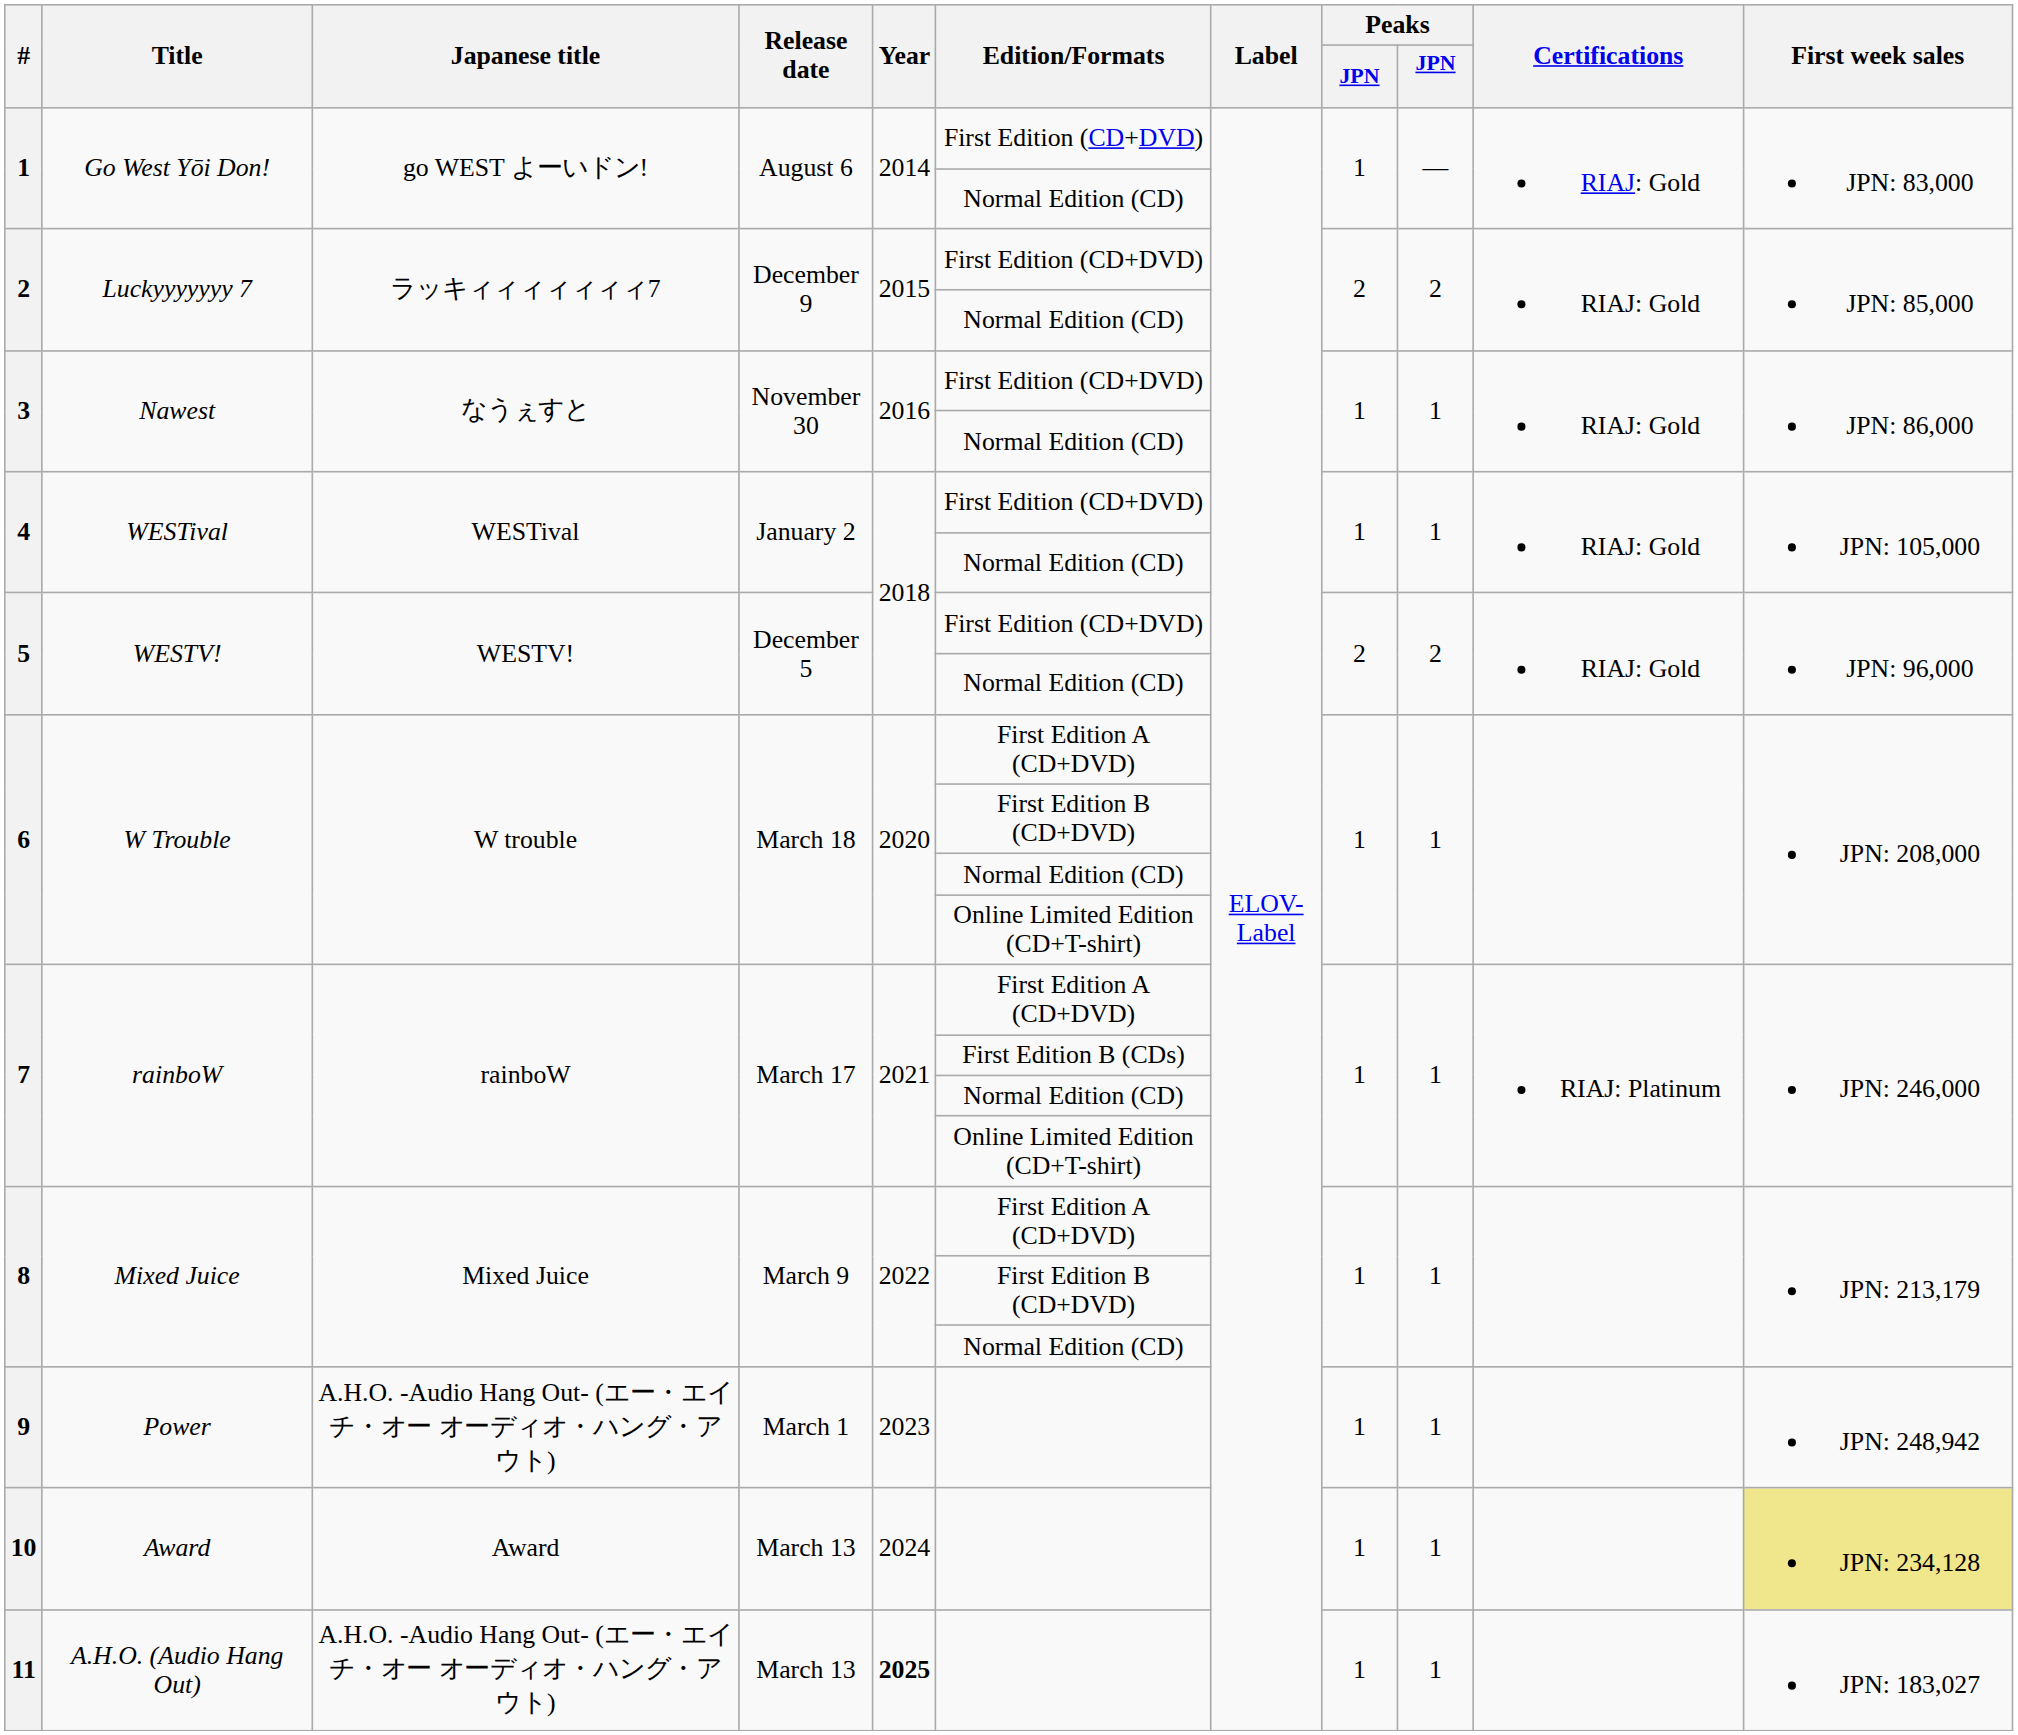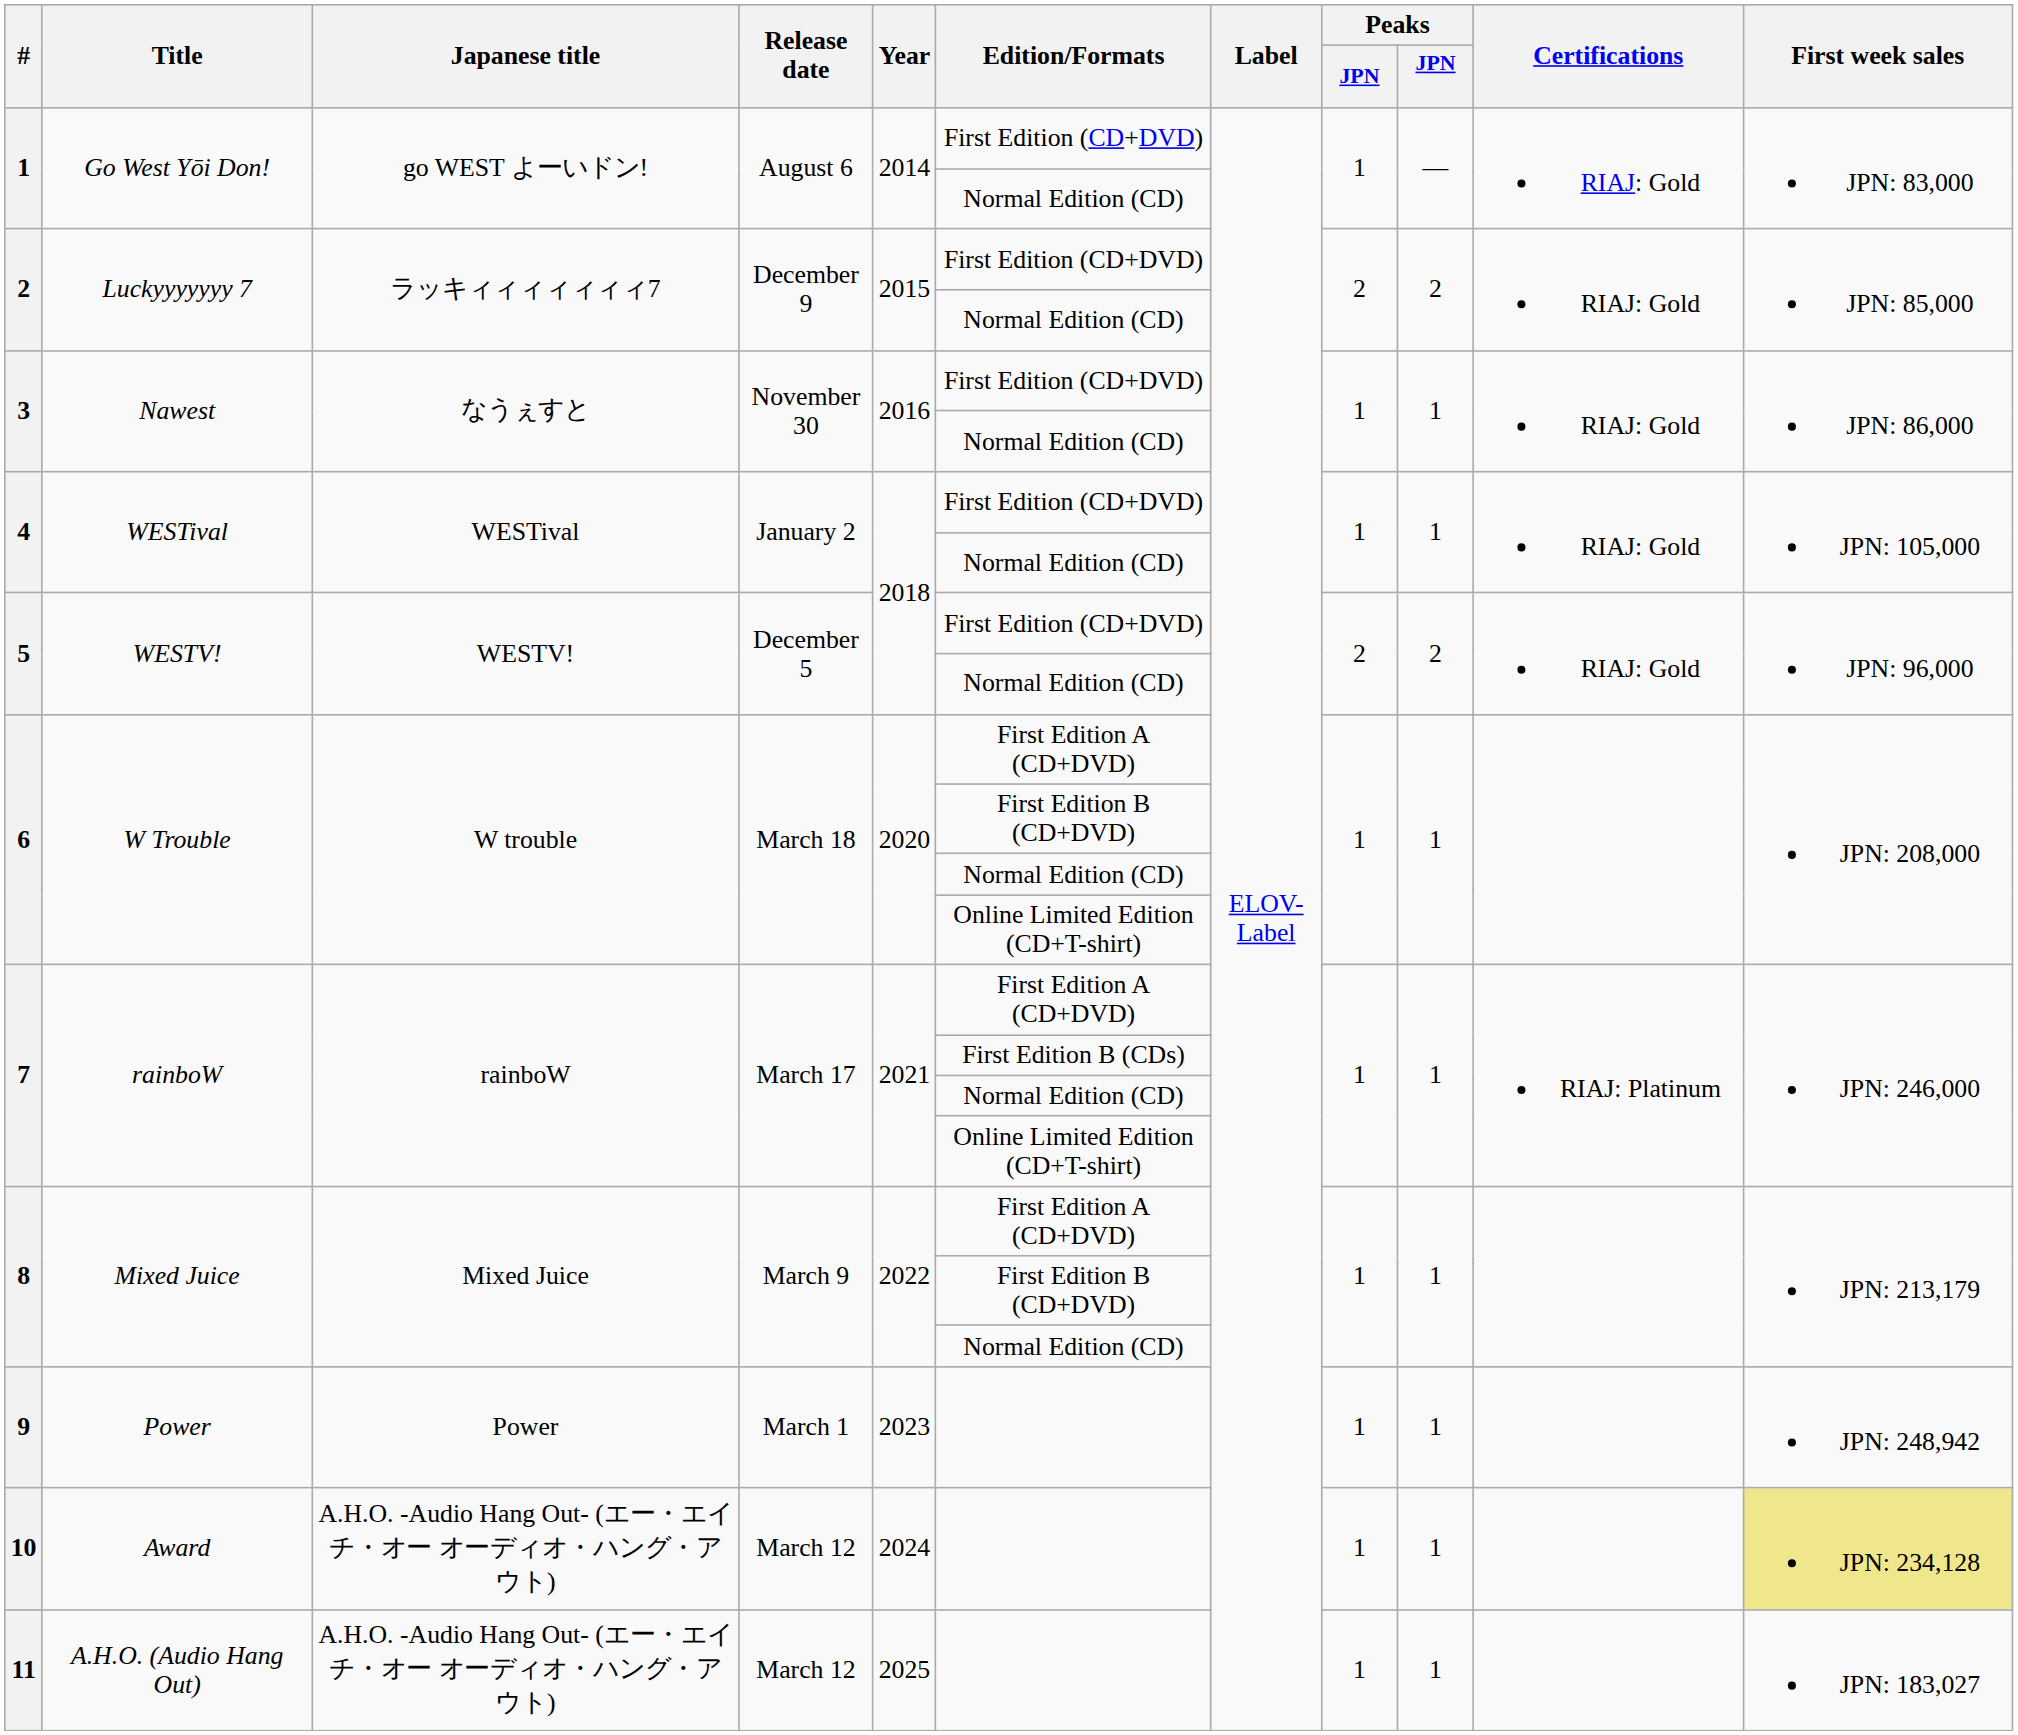(526, 1426) A.H.O. -Audio Hang Out- (エー・エイチ・オー オーディオ・ハング・アウト) -> (526, 1426) Power
(526, 1548) Award -> (526, 1547) A.H.O. -Audio Hang Out- (エー・エイチ・オー オーディオ・ハング・アウト)
(806, 1548) March 13 -> (806, 1548) March 12
(806, 1669) March 13 -> (806, 1669) March 12
(904, 1669) bold -> (904, 1669) normal
